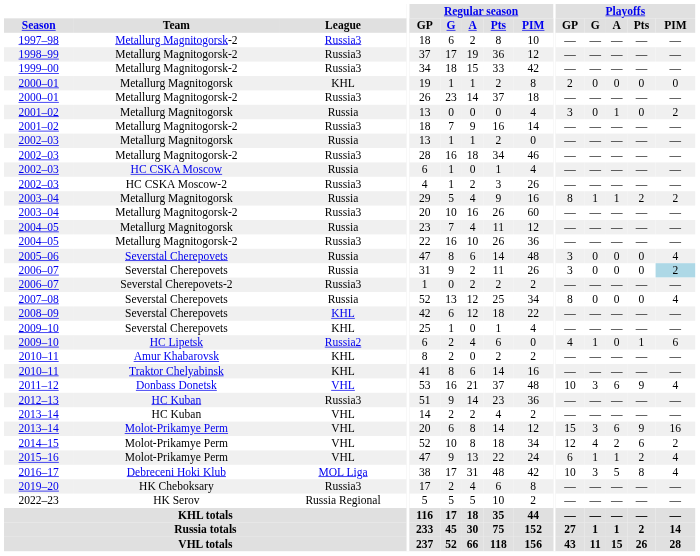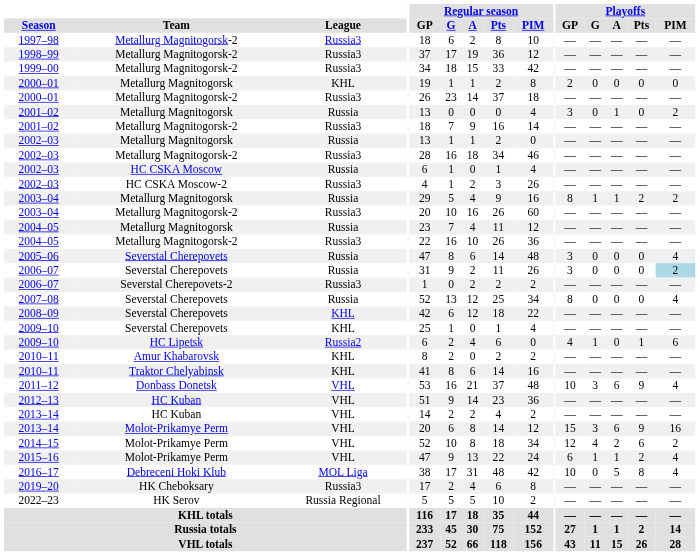(343, 400) Russia3 -> (343, 400) VHL
(595, 472) 3 -> (595, 472) 0
